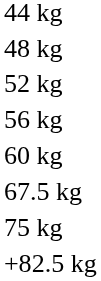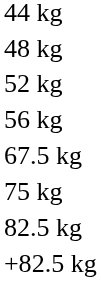- row: (33, 155)
+ row: (43, 227)
